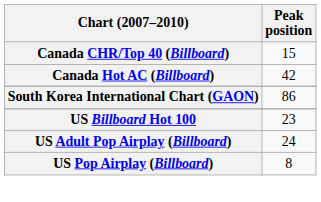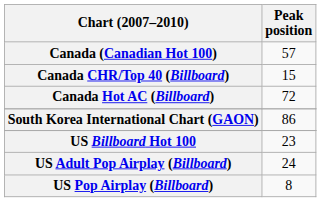+ row: (133, 53)
(289, 75) 42 -> (289, 97) 72
